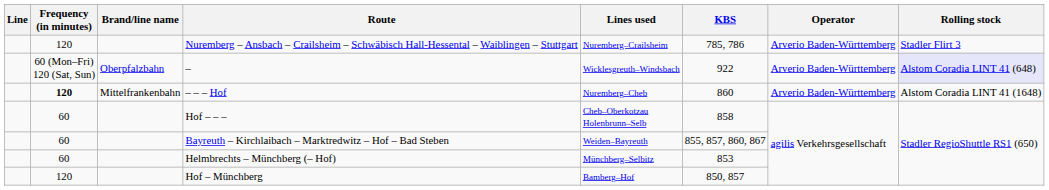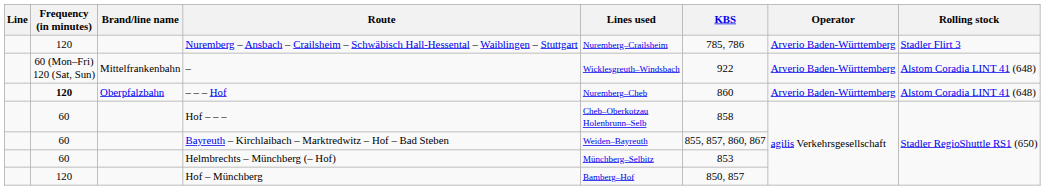(132, 68) Oberpfalzbahn -> (140, 68) Mittelfrankenbahn
(968, 68) lavender background -> (968, 68) no background
(140, 92) Mittelfrankenbahn -> (132, 92) Oberpfalzbahn
(971, 92) Alstom Coradia LINT 41 (1648) -> (968, 92) Alstom Coradia LINT 41 (648)
